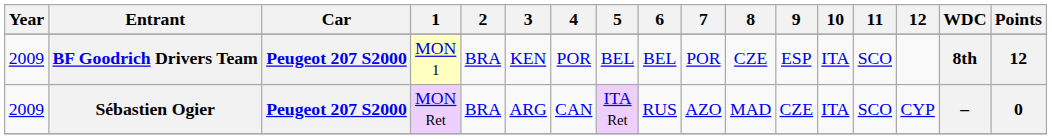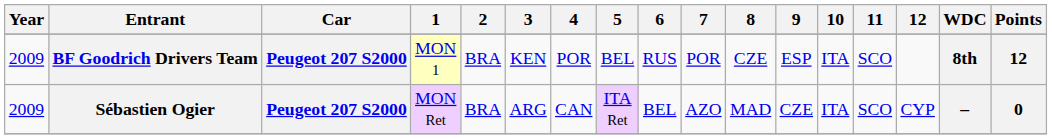(660, 59) BEL -> (660, 59) RUS
(660, 109) RUS -> (660, 109) BEL
